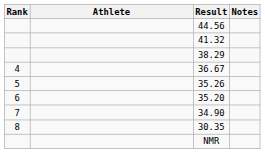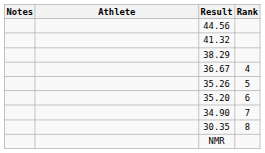columns swapped: (17, 12) <-> (245, 12)
